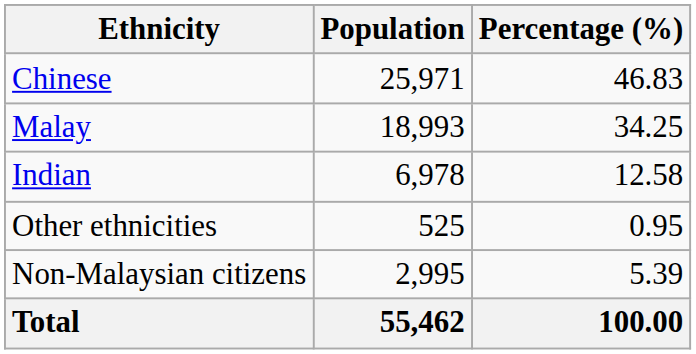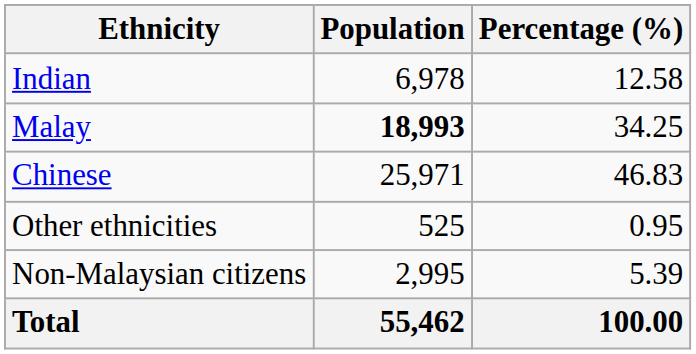rows swapped: (62, 77) <-> (52, 175)
(422, 126) normal -> (422, 126) bold
